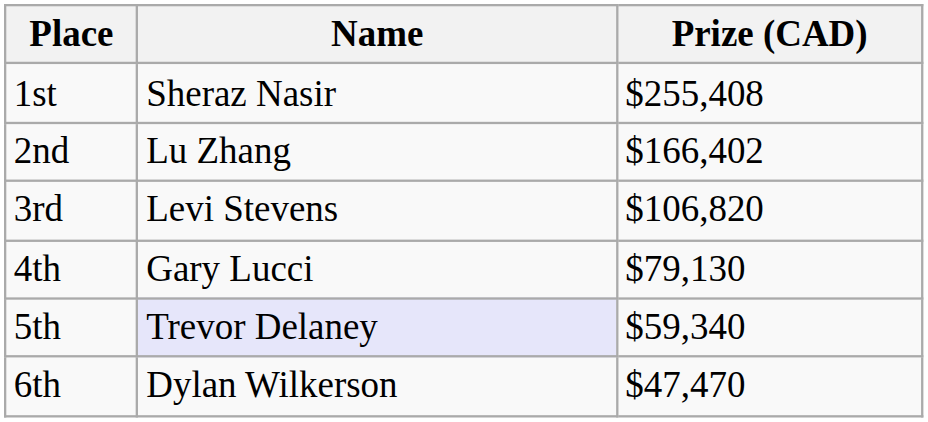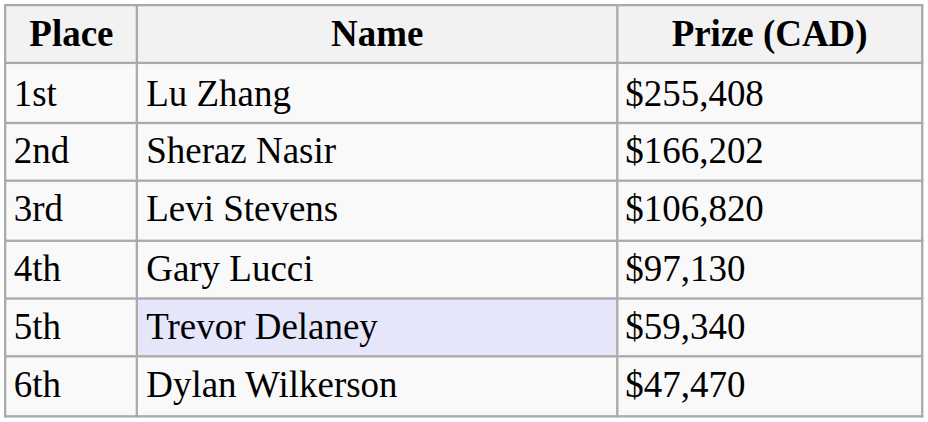(241, 92) Sheraz Nasir -> (219, 92) Lu Zhang
(219, 151) Lu Zhang -> (241, 151) Sheraz Nasir
(695, 151) $166,402 -> (695, 151) $166,202
(685, 268) $79,130 -> (685, 268) $97,130
